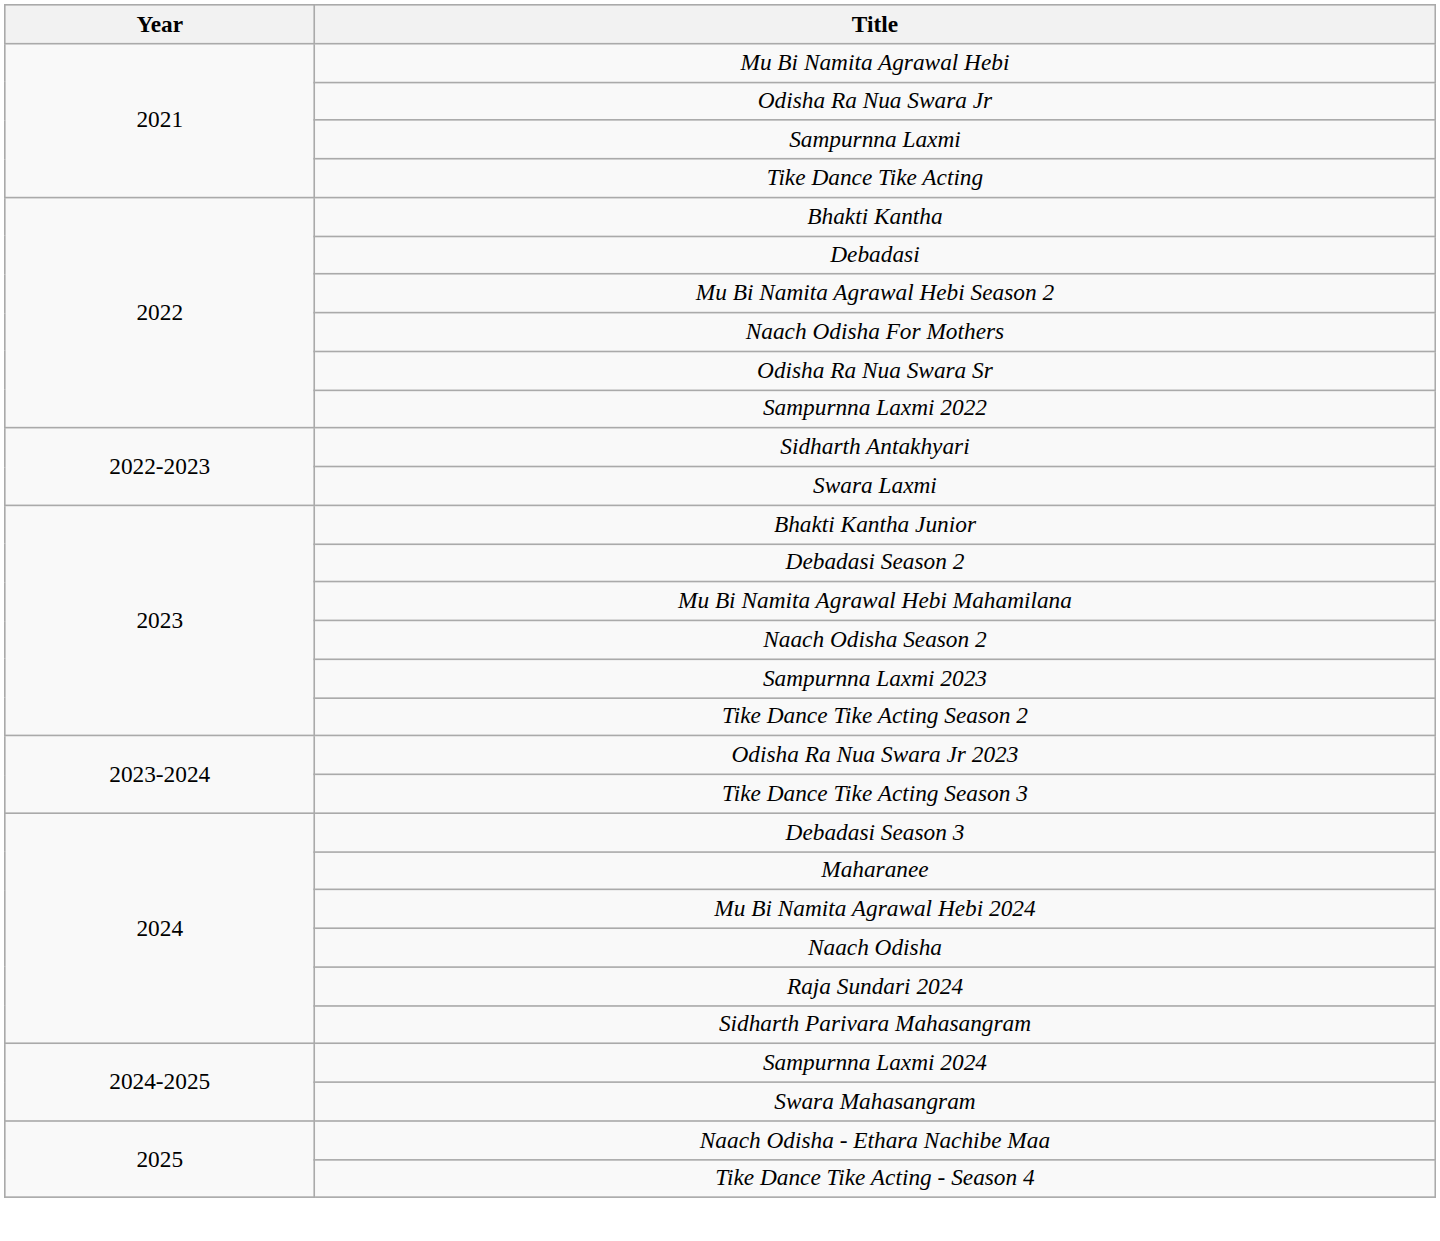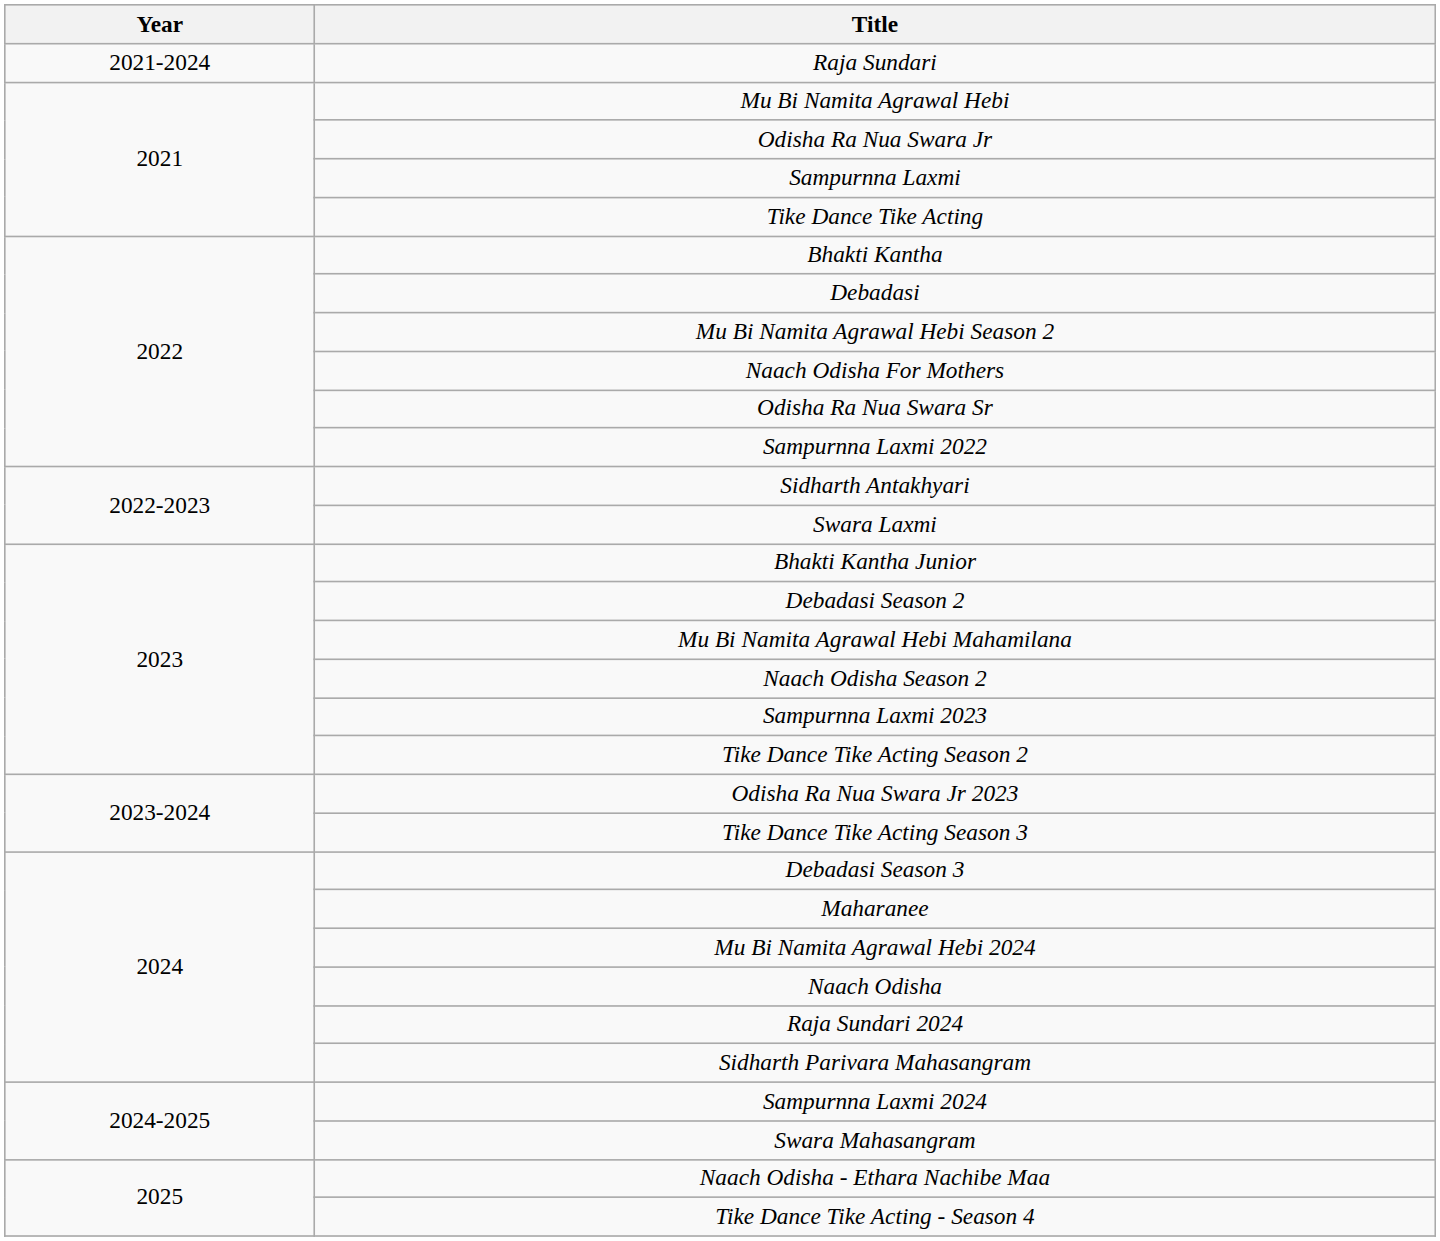+ row: (875, 62)
